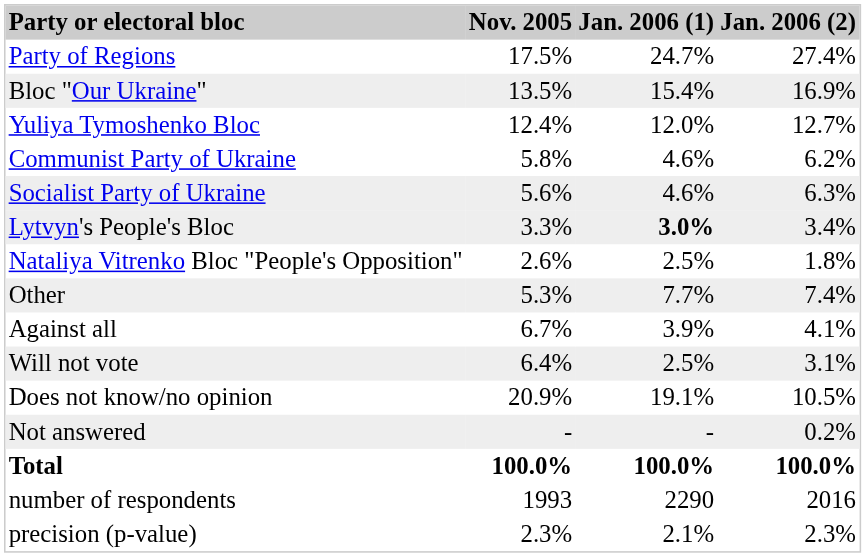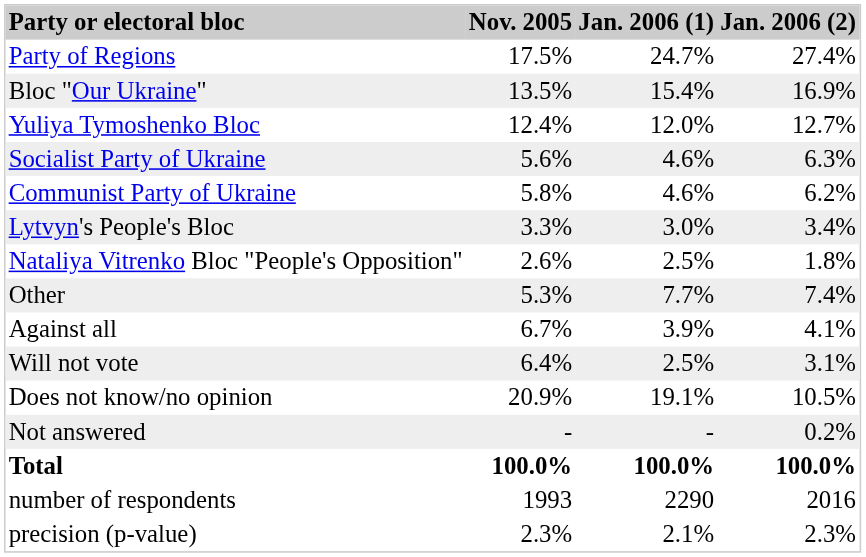rows swapped: (137, 192) <-> (152, 158)
(686, 226) bold -> (688, 226) normal
